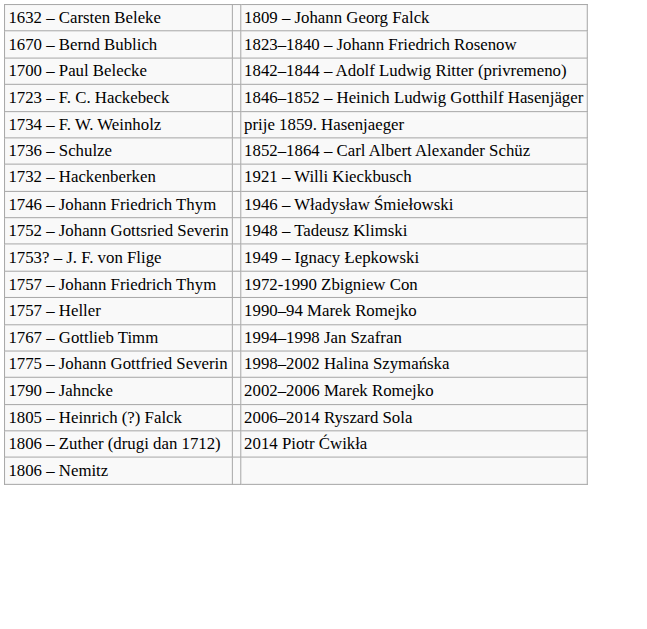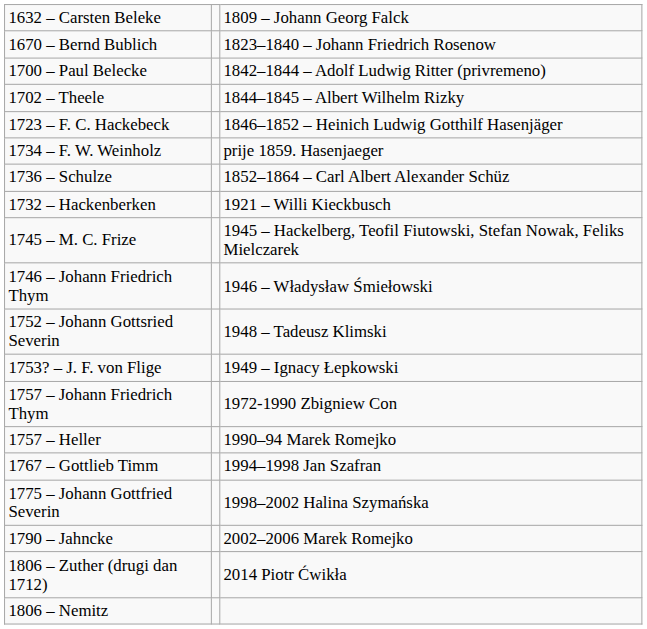+ row: (56, 97)
+ row: (72, 240)
- row: (95, 417)
